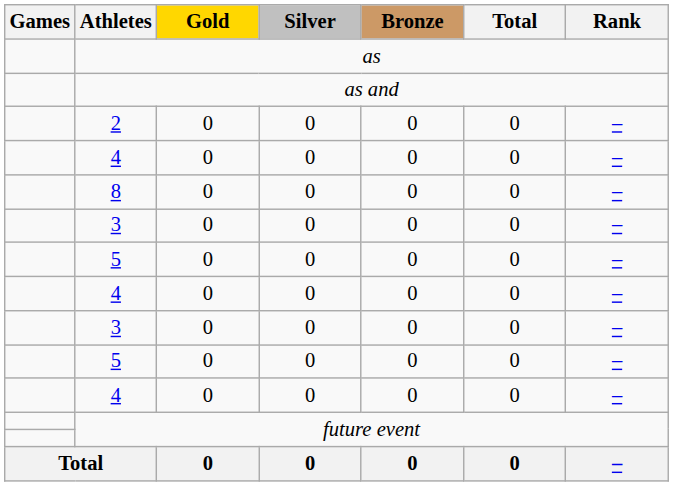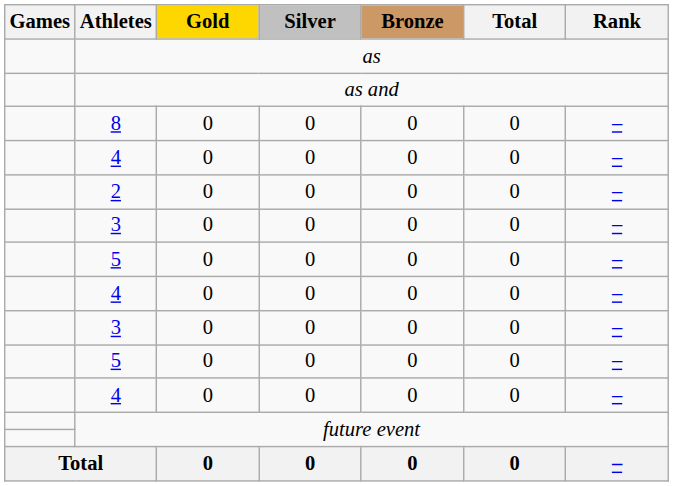rows swapped: (116, 191) <-> (116, 123)
